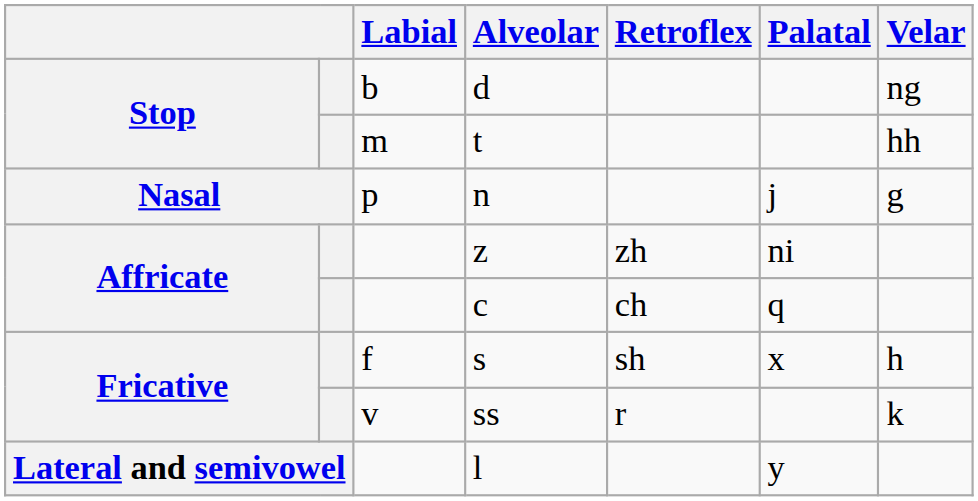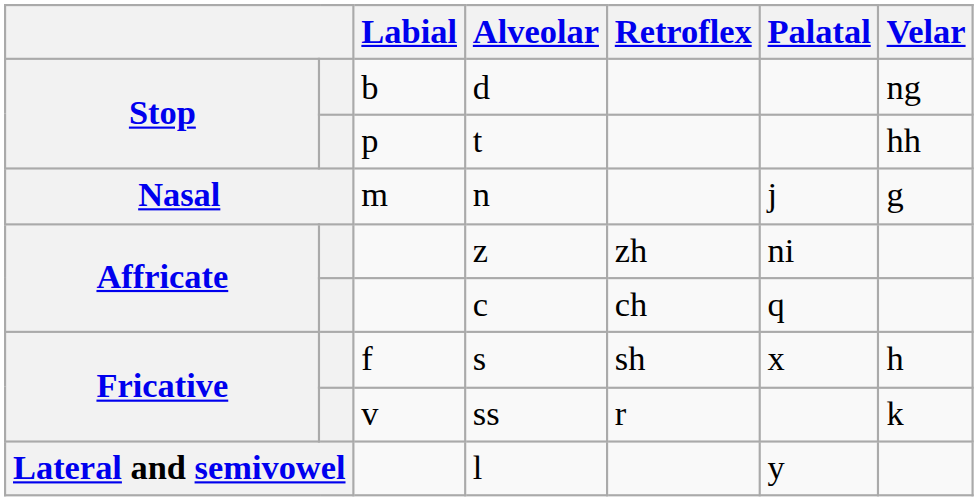(375, 140) m -> (370, 140) p
(370, 195) p -> (375, 195) m
